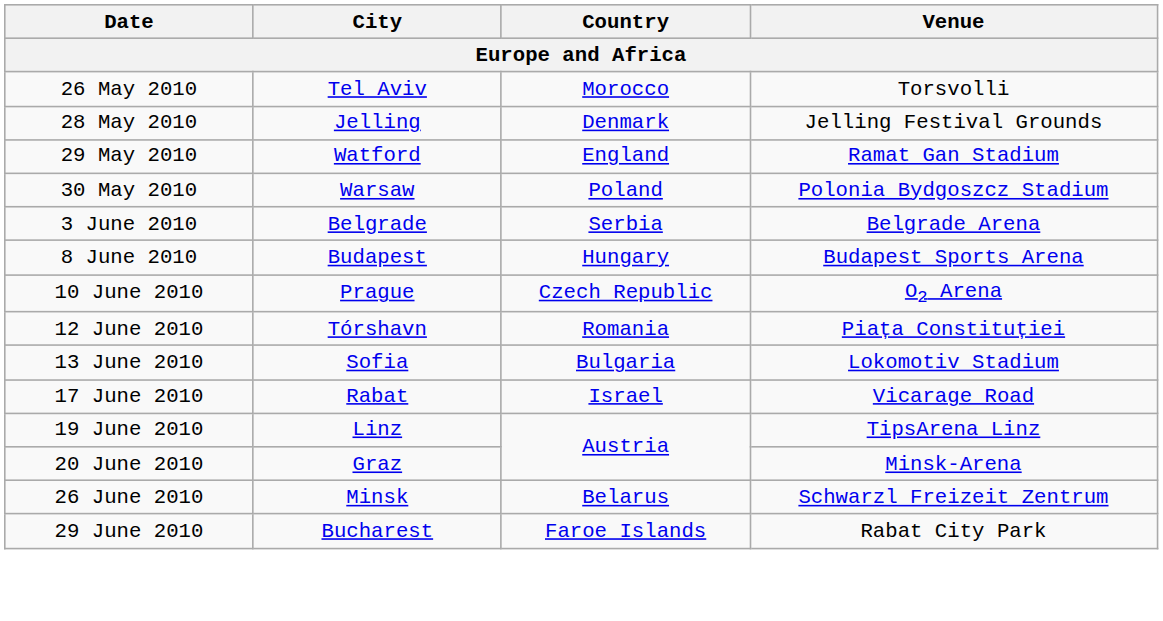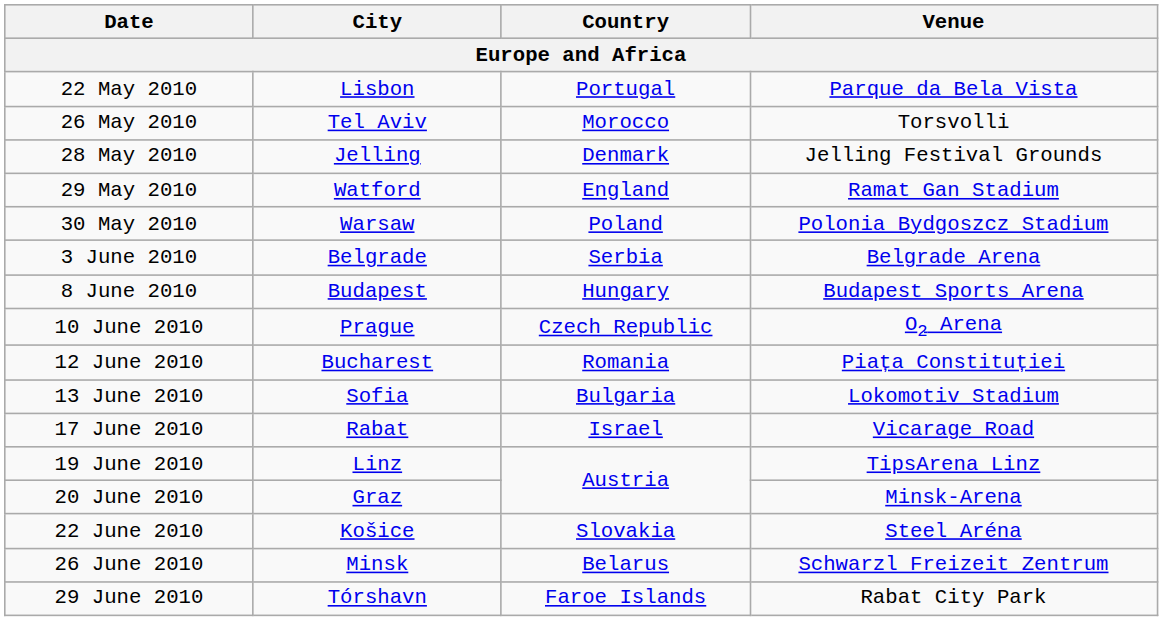+ row: (129, 89)
(377, 329) Tórshavn -> (377, 363) Bucharest
+ row: (129, 531)
(377, 531) Bucharest -> (377, 598) Tórshavn
